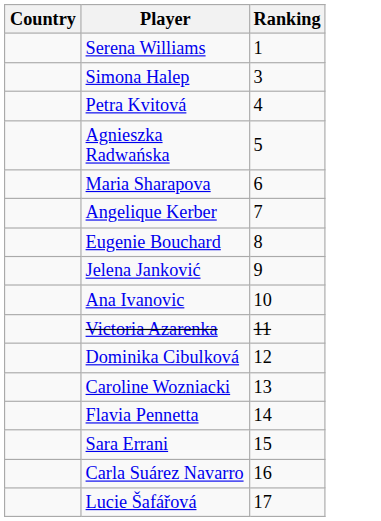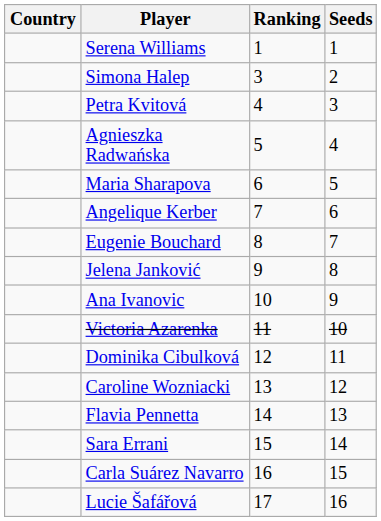+ column: (351, 18)
